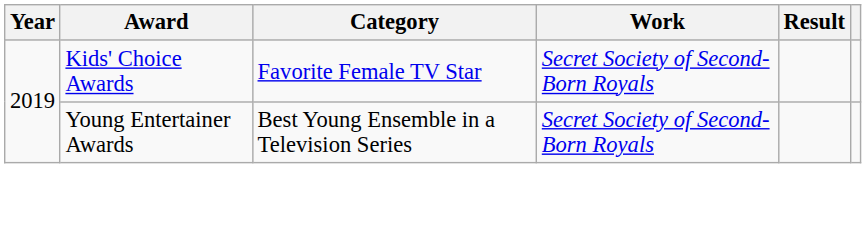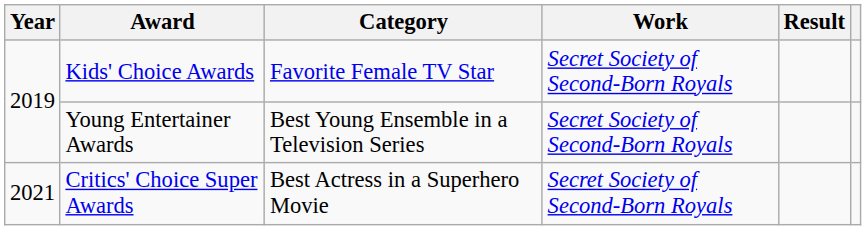+ row: (161, 193)
